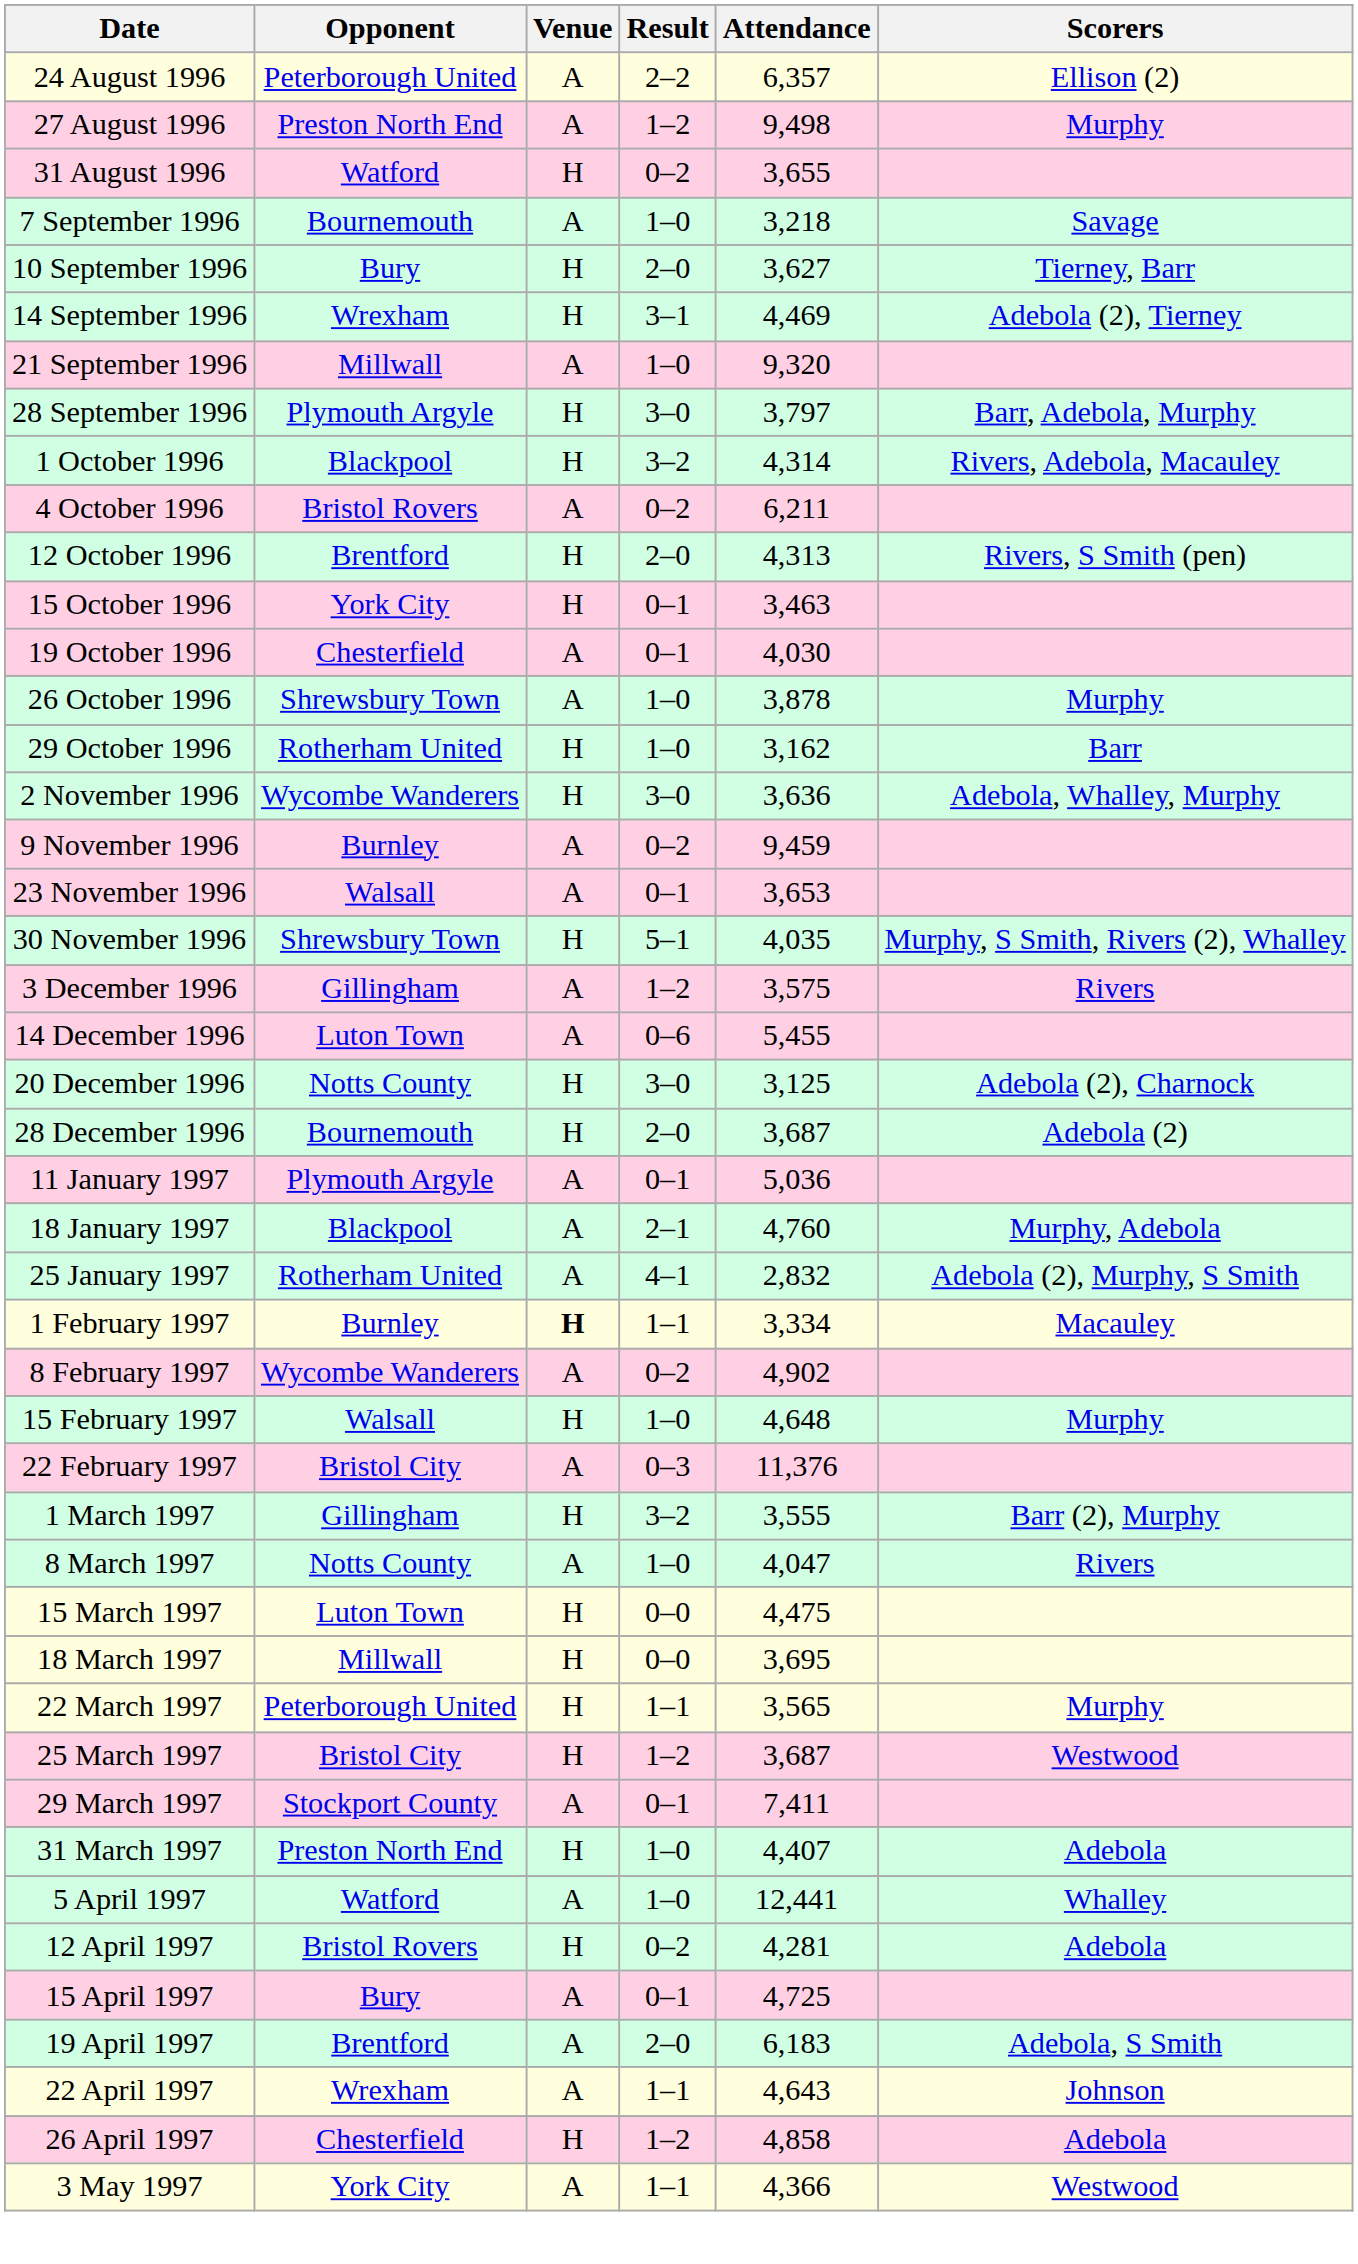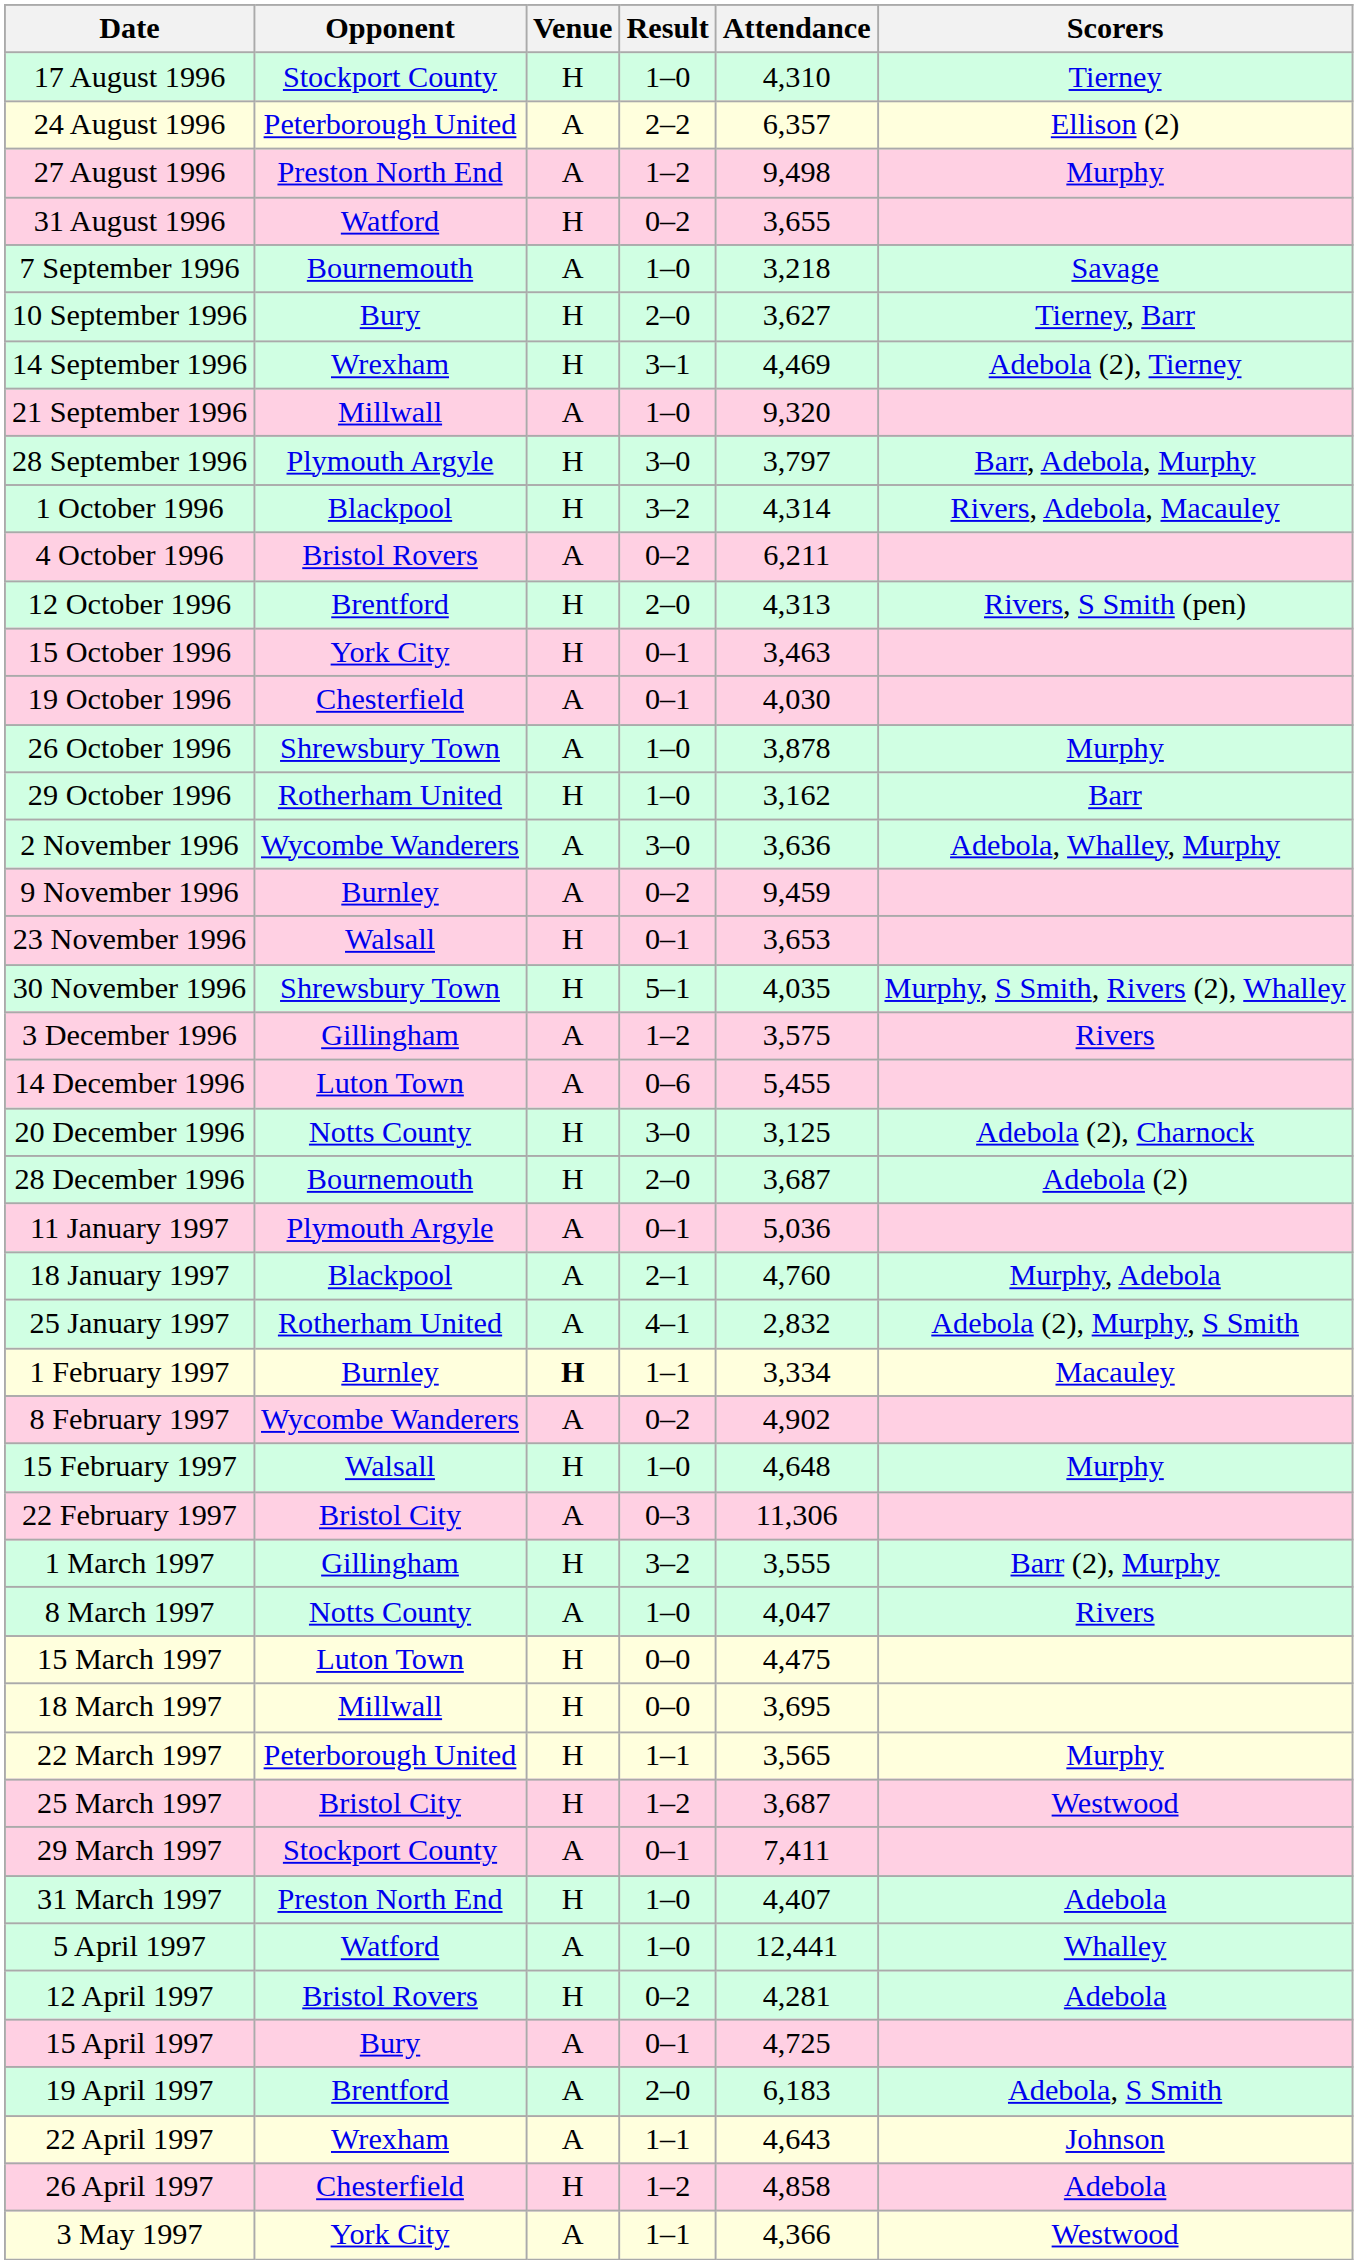+ row: (129, 76)
(573, 795) H -> (573, 843) A
(573, 891) A -> (573, 939) H
(797, 1467) 11,376 -> (797, 1515) 11,306
